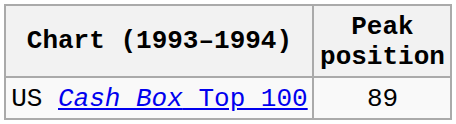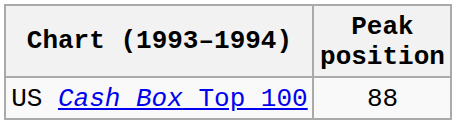(382, 99) 89 -> (382, 99) 88
